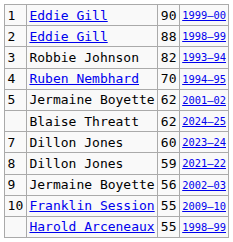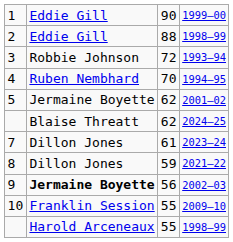(169, 57) 82 -> (169, 57) 72
(169, 142) 60 -> (169, 142) 61
(92, 185) normal -> (92, 185) bold
